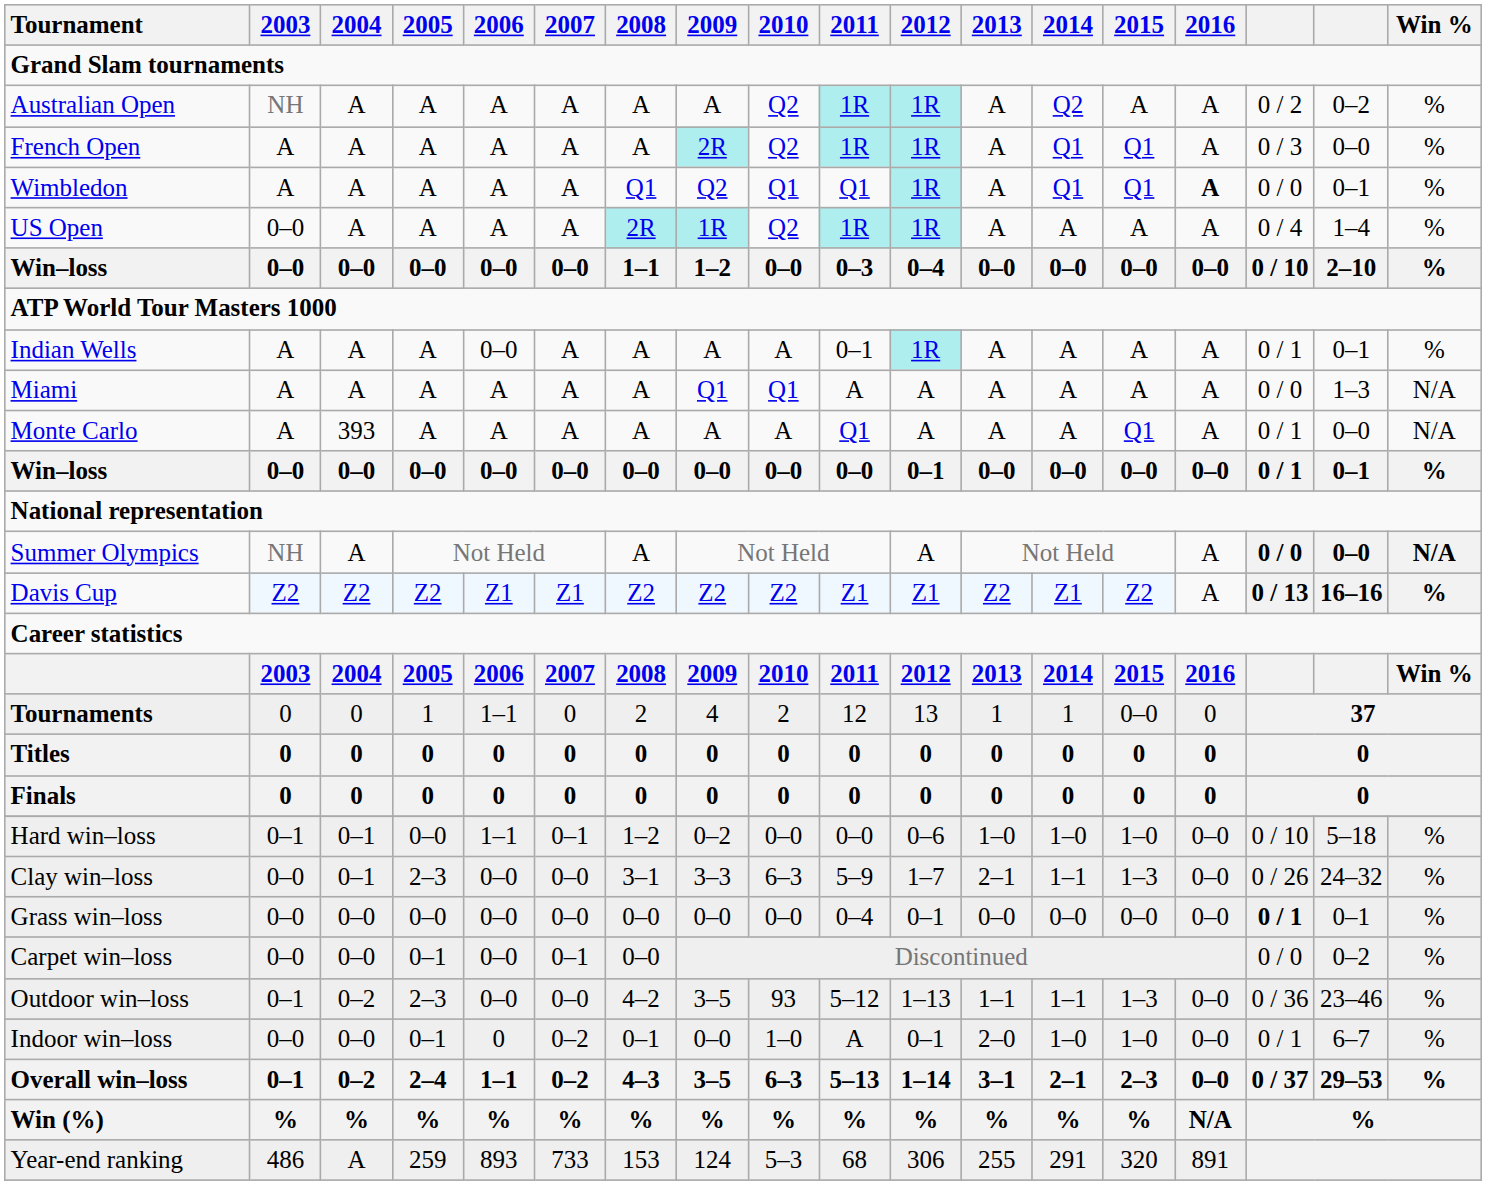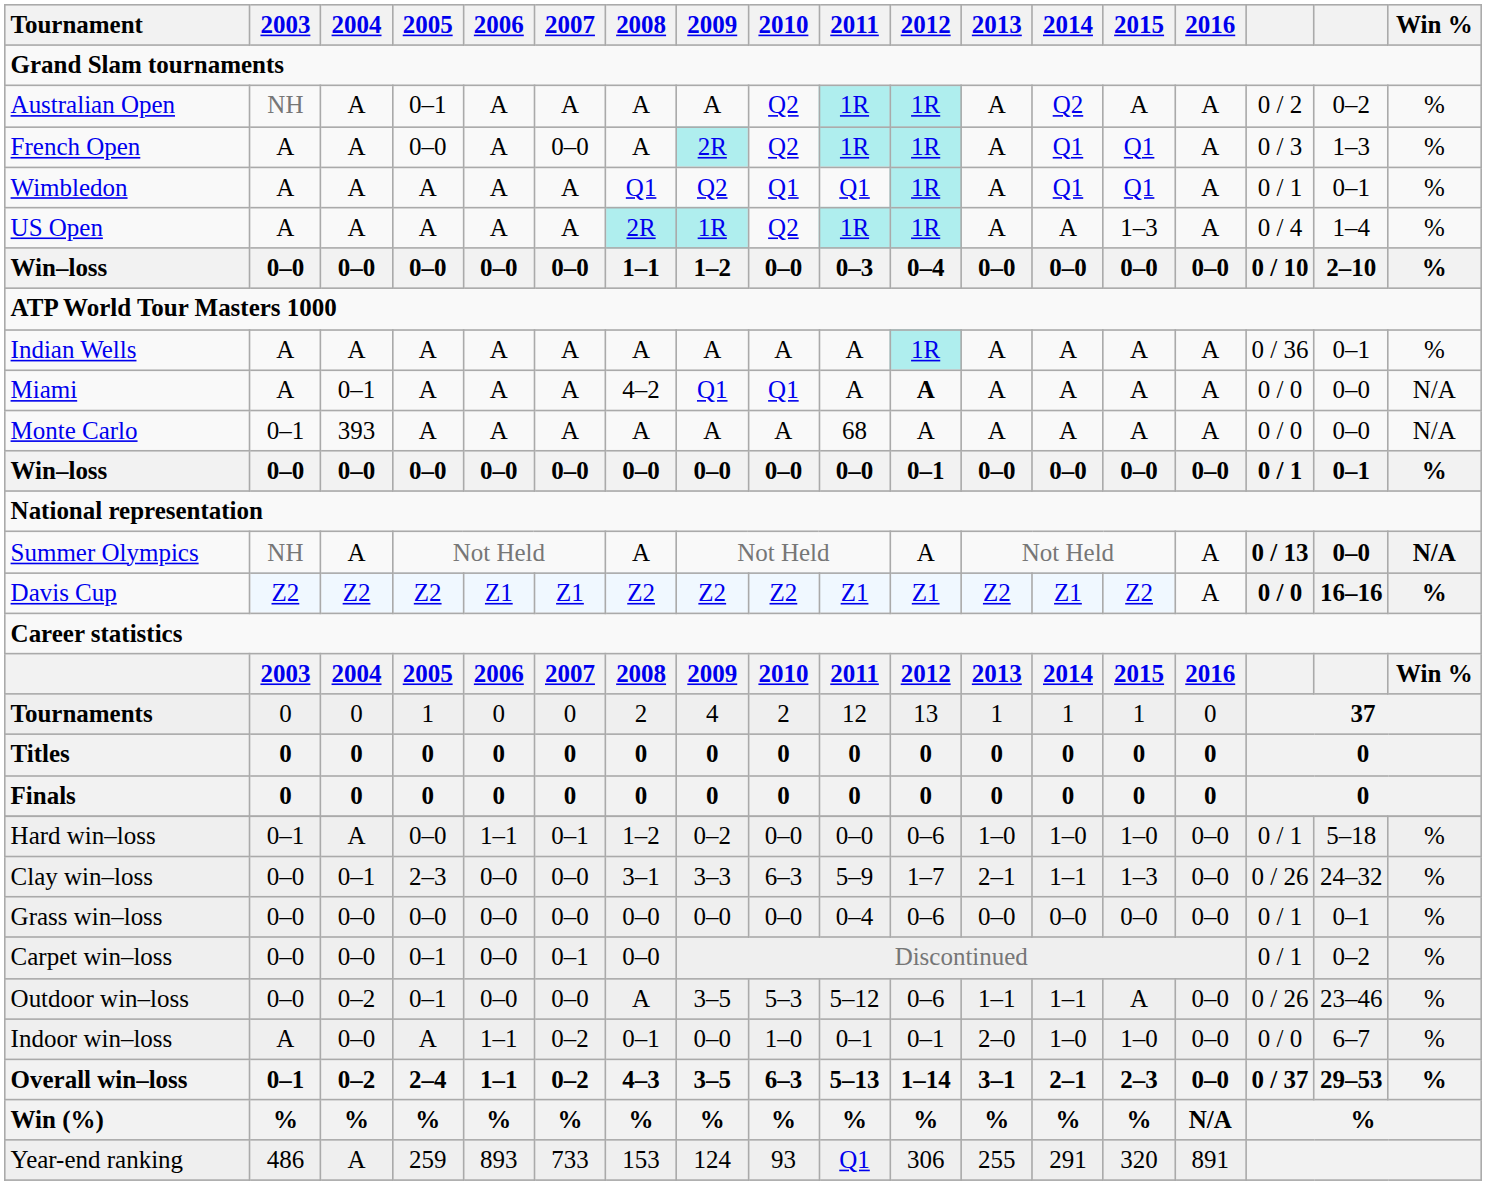(428, 105) A -> (428, 105) 0–1
(428, 145) A -> (428, 145) 0–0
(570, 145) A -> (570, 145) 0–0
(1351, 145) 0–0 -> (1351, 145) 1–3
(1210, 186) bold -> (1210, 186) normal
(1280, 186) 0 / 0 -> (1280, 186) 0 / 1
(285, 227) 0–0 -> (285, 227) A
(1139, 227) A -> (1139, 227) 1–3
(499, 348) 0–0 -> (499, 348) A
(855, 348) 0–1 -> (855, 348) A
(1280, 348) 0 / 1 -> (1280, 348) 0 / 36
(357, 389) A -> (357, 389) 0–1
(641, 389) A -> (641, 389) 4–2
(926, 389) normal -> (926, 389) bold
(1351, 389) 1–3 -> (1351, 389) 0–0
(285, 429) A -> (285, 429) 0–1
(855, 429) Q1 -> (855, 429) 68
(1139, 429) Q1 -> (1139, 429) A
(1280, 429) 0 / 1 -> (1280, 429) 0 / 0
(1280, 551) 0 / 0 -> (1280, 551) 0 / 13
(1280, 592) 0 / 13 -> (1280, 592) 0 / 0
(499, 713) 1–1 -> (499, 713) 0
(1139, 713) 0–0 -> (1139, 713) 1
(357, 835) 0–1 -> (357, 835) A
(1280, 835) 0 / 10 -> (1280, 835) 0 / 1
(926, 916) 0–1 -> (926, 916) 0–6
(1280, 916) bold -> (1280, 916) normal
(1280, 956) 0 / 0 -> (1280, 956) 0 / 1
(285, 997) 0–1 -> (285, 997) 0–0
(428, 997) 2–3 -> (428, 997) 0–1
(641, 997) 4–2 -> (641, 997) A
(783, 997) 93 -> (783, 997) 5–3
(926, 997) 1–13 -> (926, 997) 0–6
(1139, 997) 1–3 -> (1139, 997) A
(1280, 997) 0 / 36 -> (1280, 997) 0 / 26
(285, 1038) 0–0 -> (285, 1038) A
(428, 1038) 0–1 -> (428, 1038) A
(499, 1038) 0 -> (499, 1038) 1–1
(855, 1038) A -> (855, 1038) 0–1
(1280, 1038) 0 / 1 -> (1280, 1038) 0 / 0
(783, 1159) 5–3 -> (783, 1159) 93
(855, 1159) 68 -> (855, 1159) Q1
